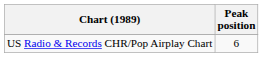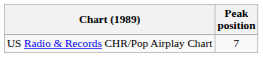(236, 43) 6 -> (236, 43) 7
